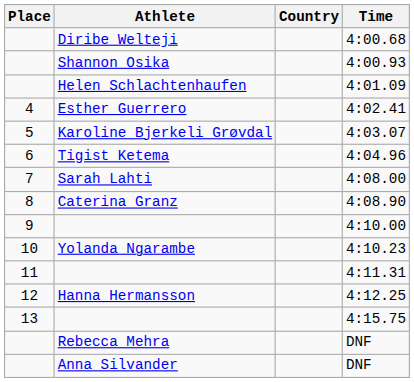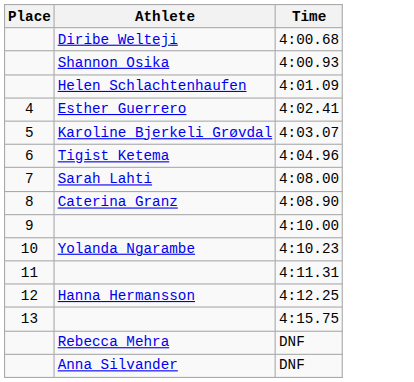- column: (309, 16)
